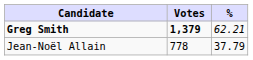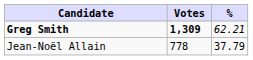(185, 30) 1,379 -> (185, 30) 1,309
